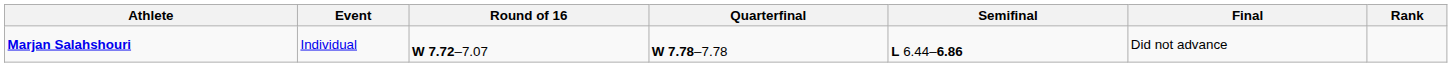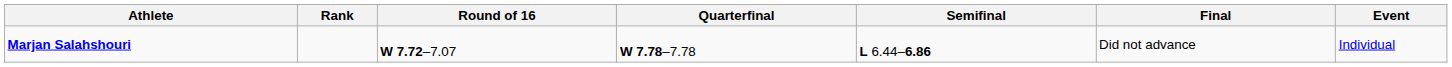columns swapped: (353, 15) <-> (1407, 15)
